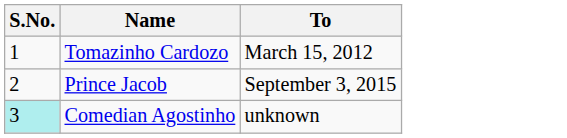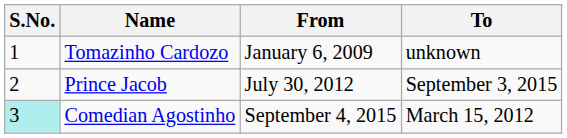+ column: (320, 20)
(309, 52) March 15, 2012 -> (443, 52) unknown
(282, 116) unknown -> (470, 116) March 15, 2012
